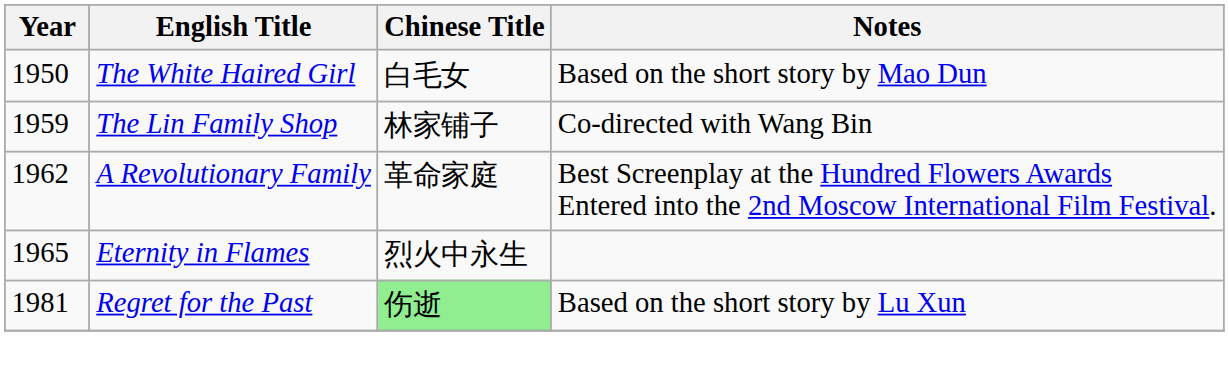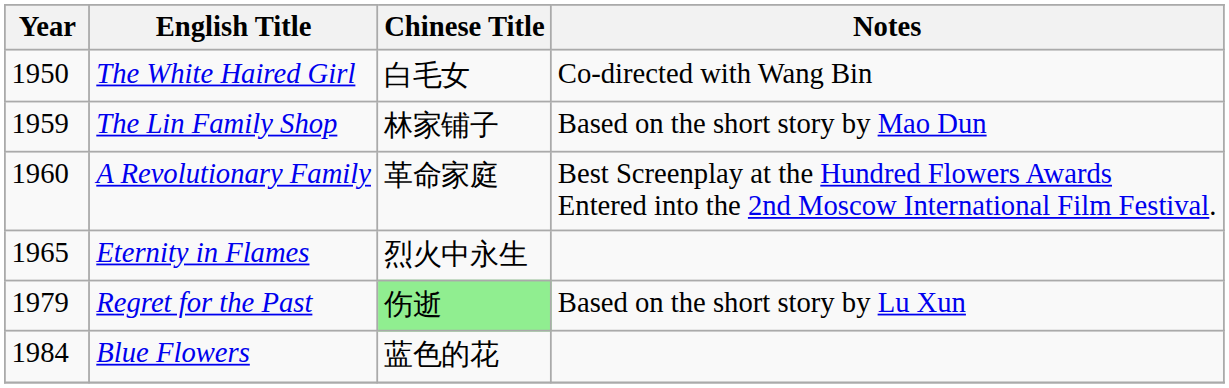(772, 72) Based on the short story by Mao Dun -> (715, 72) Co-directed with Wang Bin
(715, 123) Co-directed with Wang Bin -> (772, 123) Based on the short story by Mao Dun
(40, 174) 1962 -> (40, 174) 1960
(40, 302) 1981 -> (40, 302) 1979
+ row: (173, 353)
